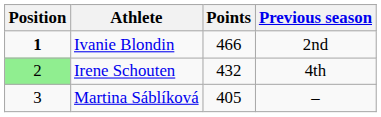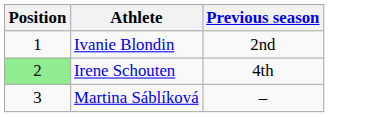- column: (229, 17)
(37, 44) bold -> (37, 44) normal
